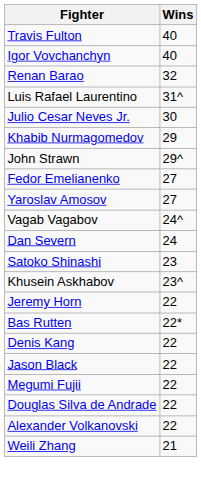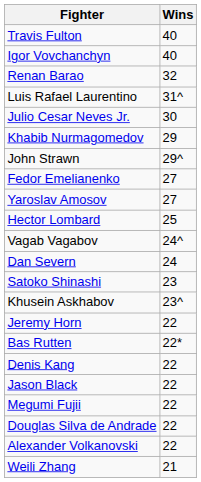+ row: (54, 220)
